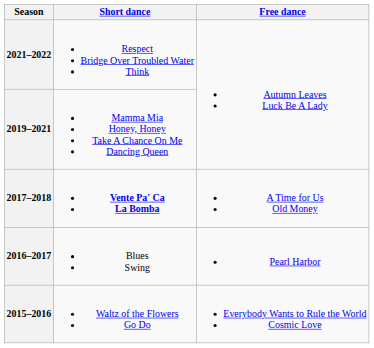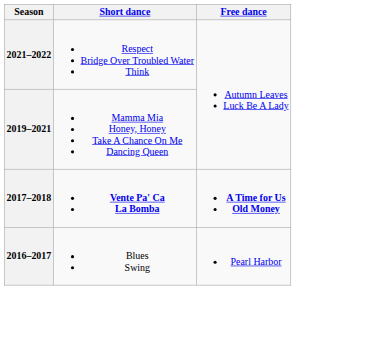(283, 204) normal -> (244, 204) bold
- row: (29, 314)
